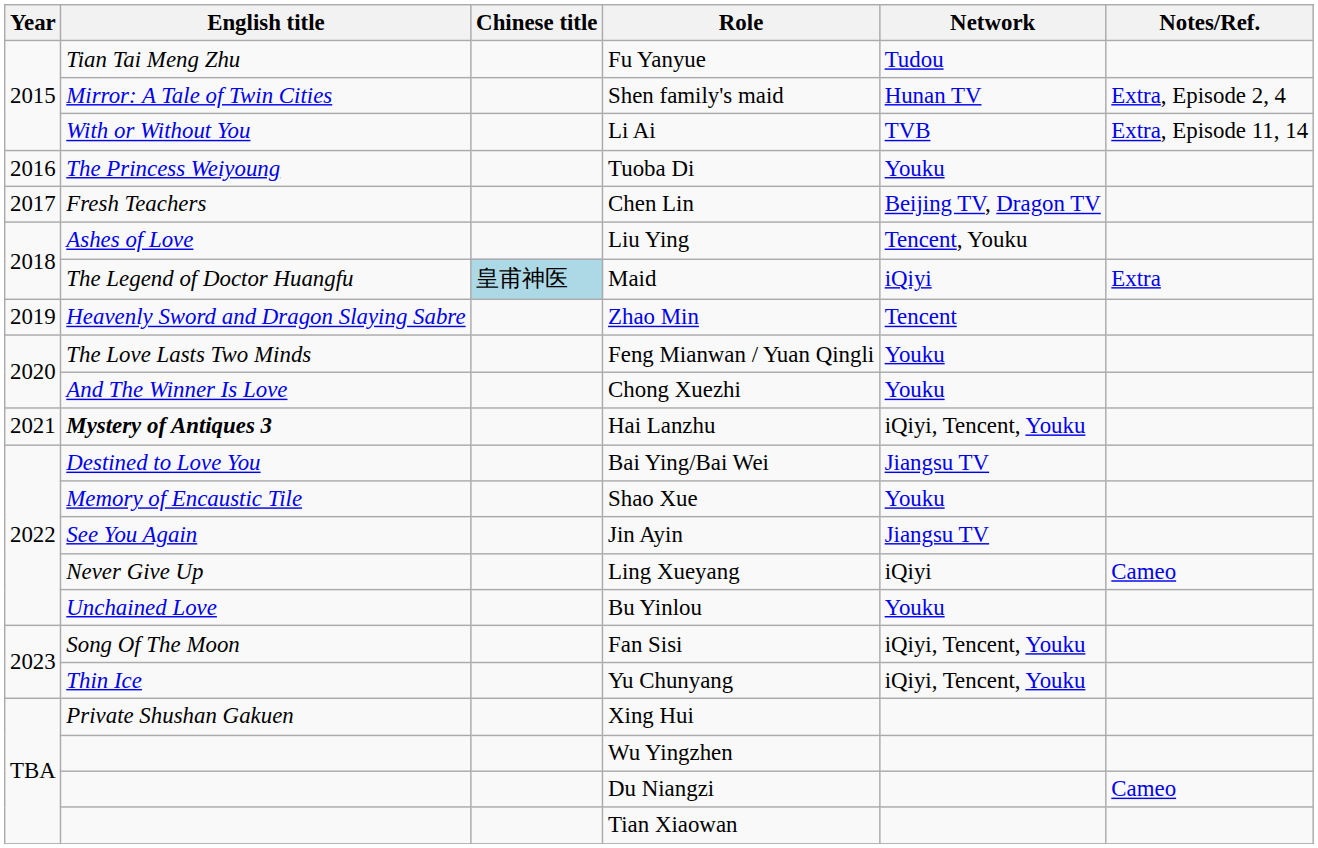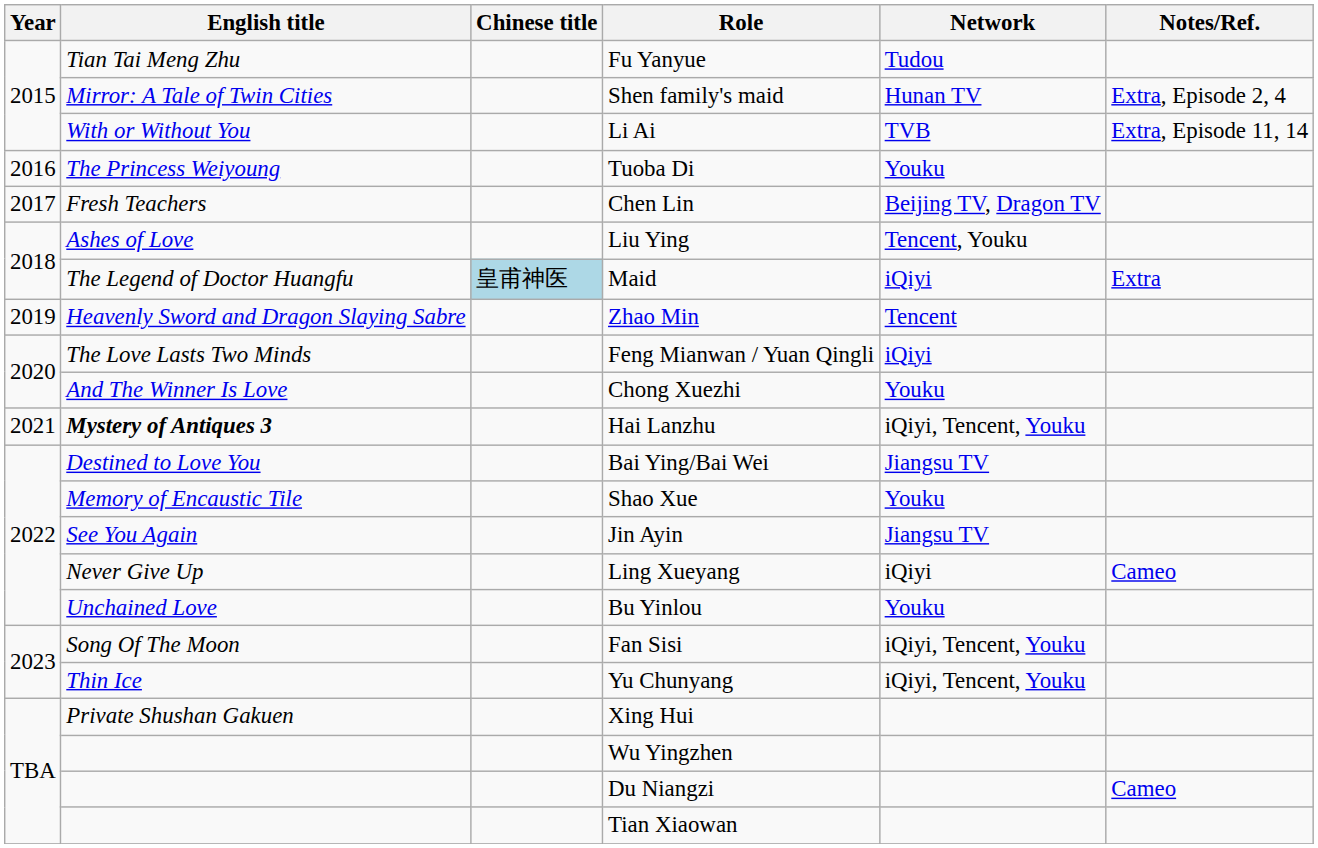(915, 353) Youku -> (908, 353) iQiyi
